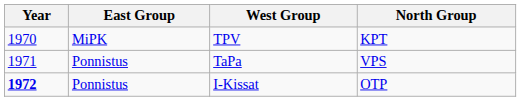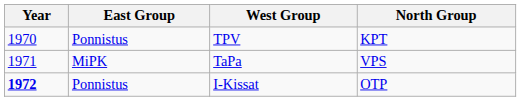(90, 38) MiPK -> (100, 38) Ponnistus
(100, 61) Ponnistus -> (90, 61) MiPK
